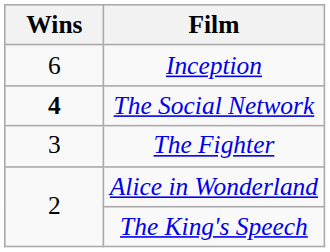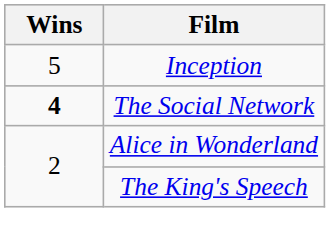(54, 65) 6 -> (54, 65) 5
- row: (214, 145)
